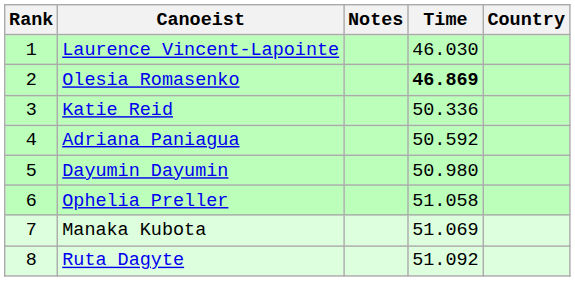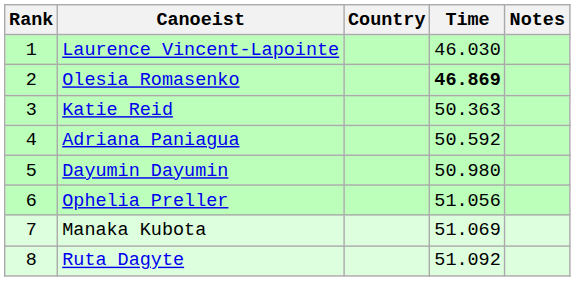columns swapped: (526, 20) <-> (376, 20)
(445, 110) 50.336 -> (468, 110) 50.363
(445, 200) 51.058 -> (468, 200) 51.056
